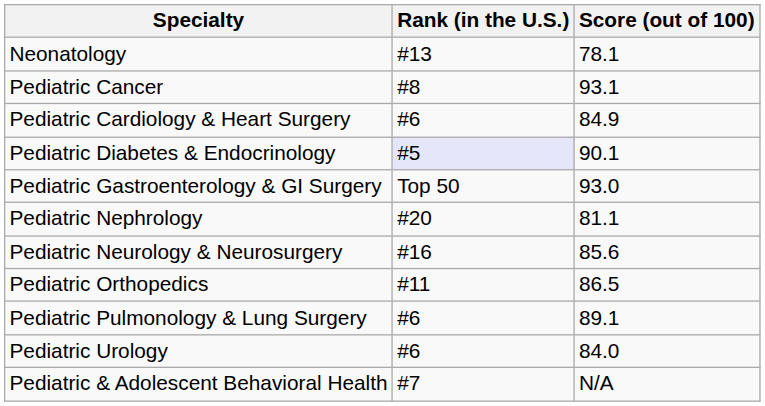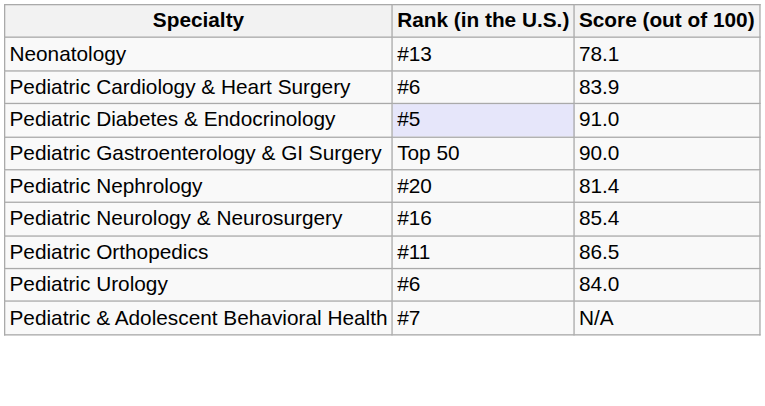- row: (86, 86)
(599, 119) 84.9 -> (599, 86) 83.9
(599, 152) 90.1 -> (599, 119) 91.0
(599, 185) 93.0 -> (599, 152) 90.0
(599, 218) 81.1 -> (599, 185) 81.4
(599, 251) 85.6 -> (599, 218) 85.4
- row: (188, 317)
